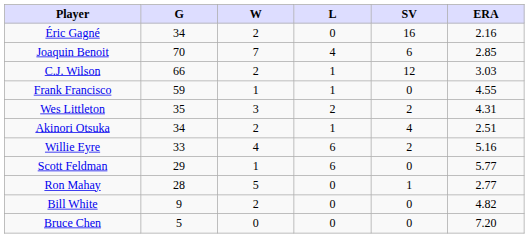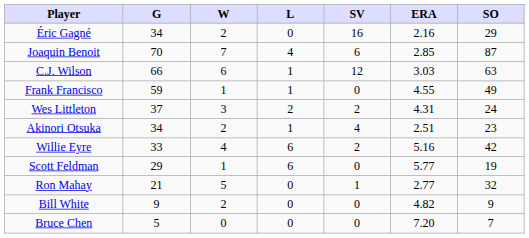+ column: (491, 14)
(256, 71) 2 -> (223, 71) 6
(179, 109) 35 -> (157, 109) 37
(179, 185) 28 -> (157, 185) 21
